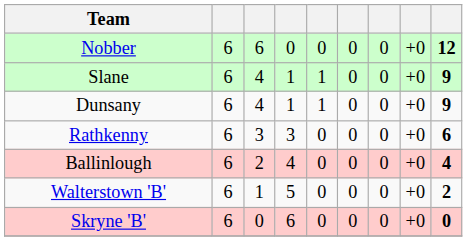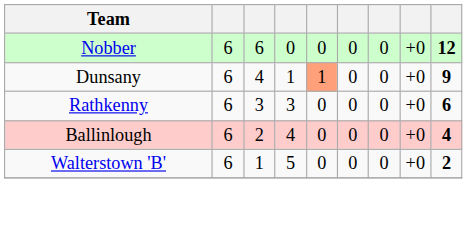- row: (109, 76)
(322, 105) no background -> (322, 76) lightsalmon background
- row: (109, 221)
